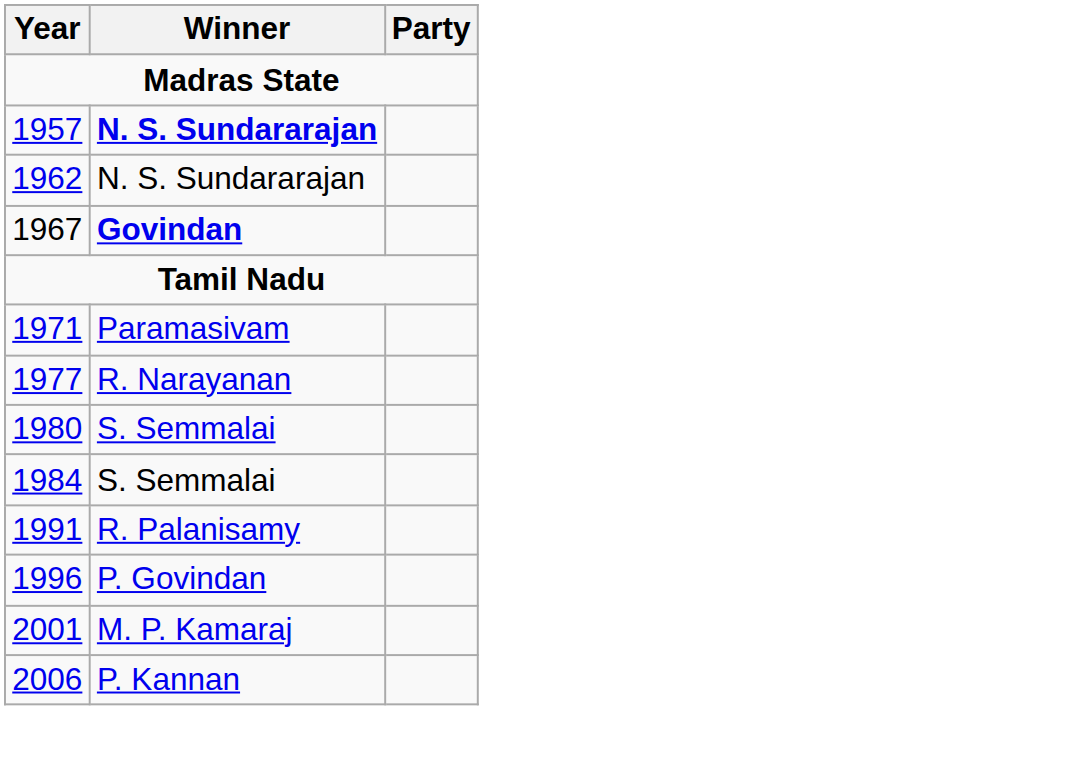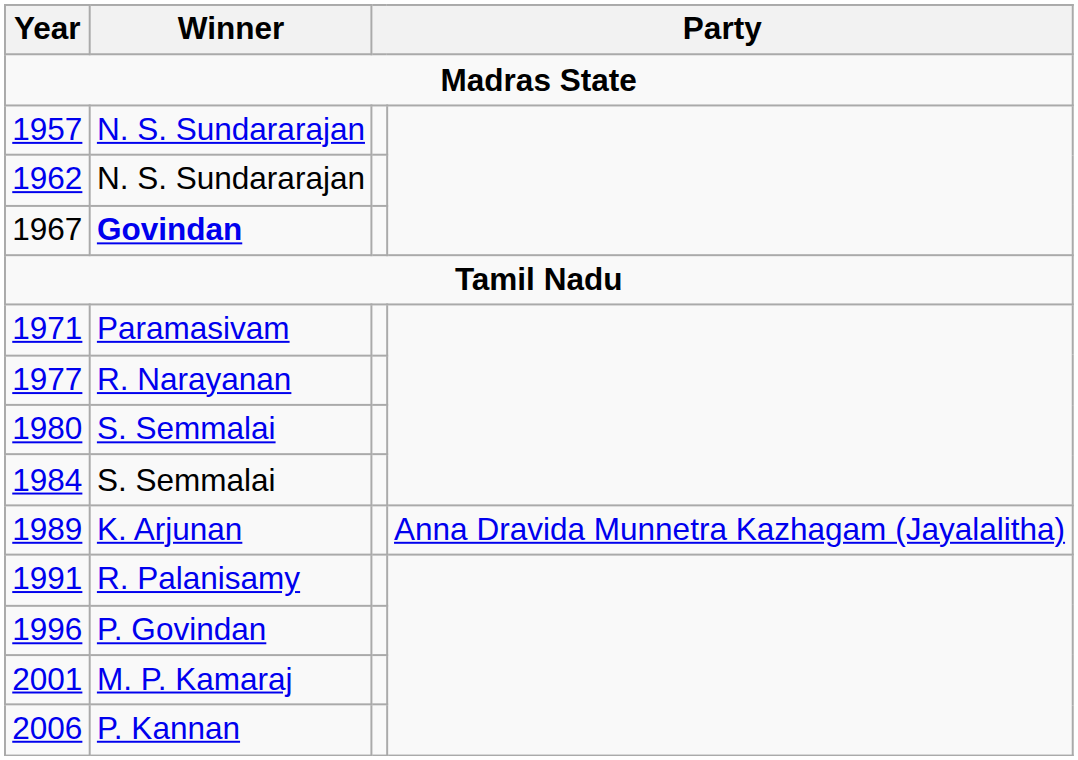(237, 129) bold -> (231, 129) normal
+ row: (47, 529)
